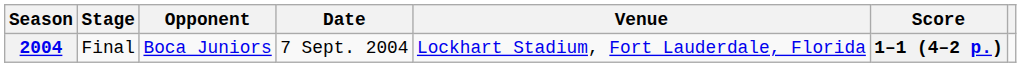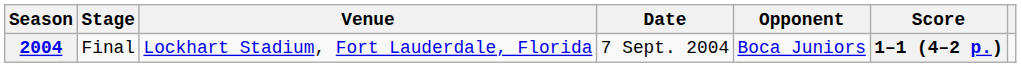columns swapped: (208, 19) <-> (641, 19)
